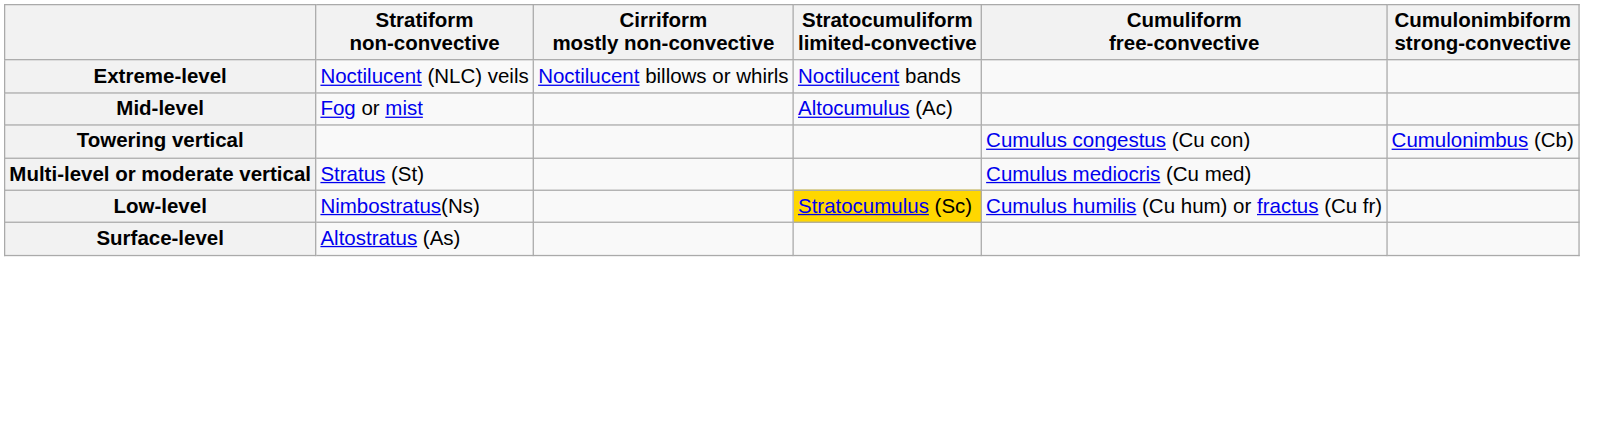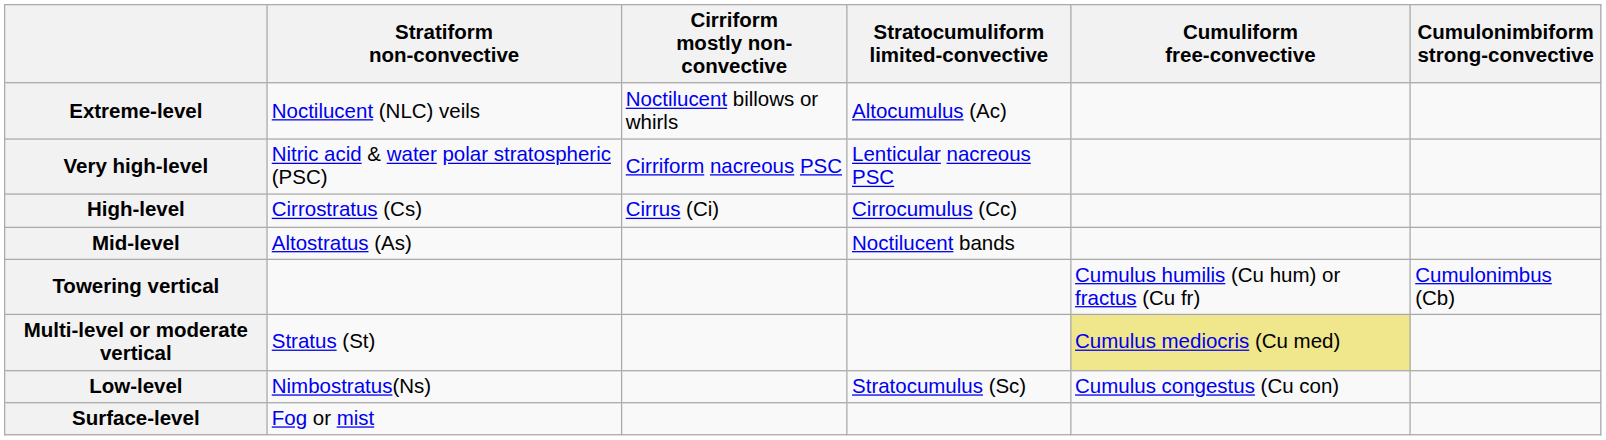(879, 76) Noctilucent bands -> (929, 110) Altocumulus (Ac)
+ row: (136, 166)
+ row: (136, 210)
(372, 108) Fog or mist -> (342, 242) Altostratus (As)
(875, 108) Altocumulus (Ac) -> (933, 242) Noctilucent bands
(1118, 141) Cumulus congestus (Cu con) -> (1208, 286) Cumulus humilis (Cu hum) or fractus (Cu fr)
(1119, 173) no background -> (1208, 342) khaki background
(885, 206) gold background -> (939, 386) no background
(1184, 206) Cumulus humilis (Cu hum) or fractus (Cu fr) -> (1207, 386) Cumulus congestus (Cu con)
(390, 238) Altostratus (As) -> (323, 418) Fog or mist
